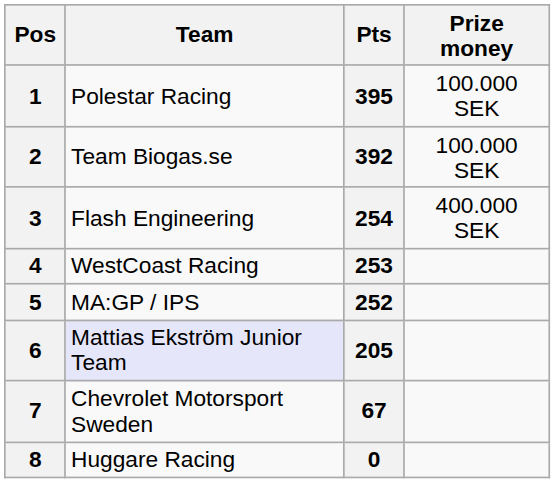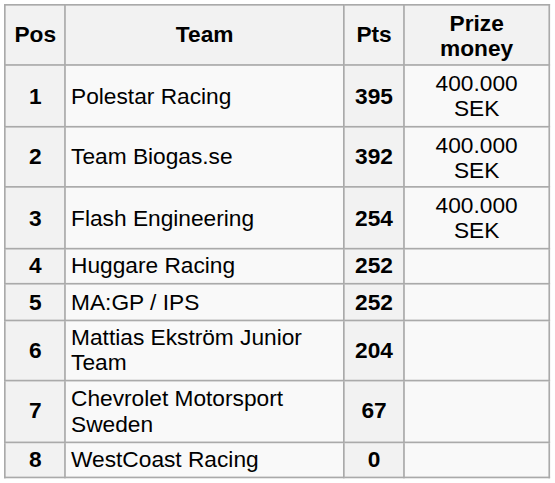(477, 96) 100.000 SEK -> (477, 96) 400.000 SEK
(477, 157) 100.000 SEK -> (477, 157) 400.000 SEK
(165, 266) WestCoast Racing -> (153, 266) Huggare Racing
(374, 266) 253 -> (374, 266) 252
(186, 350) lavender background -> (186, 350) no background
(374, 350) 205 -> (374, 350) 204
(153, 459) Huggare Racing -> (165, 459) WestCoast Racing
